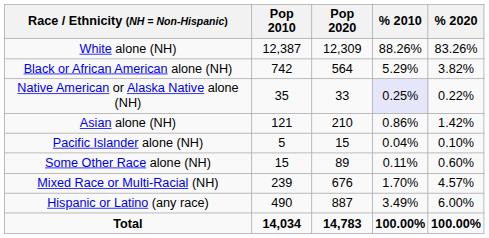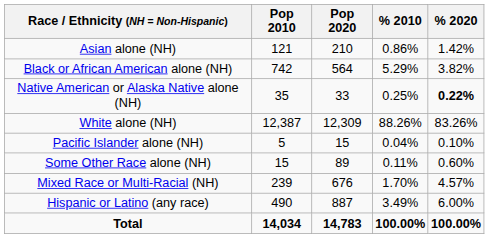rows swapped: (128, 48) <-> (128, 123)
(400, 95) lavender background -> (400, 95) no background
(456, 95) normal -> (456, 95) bold
